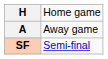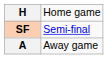rows swapped: (23, 30) <-> (23, 46)
